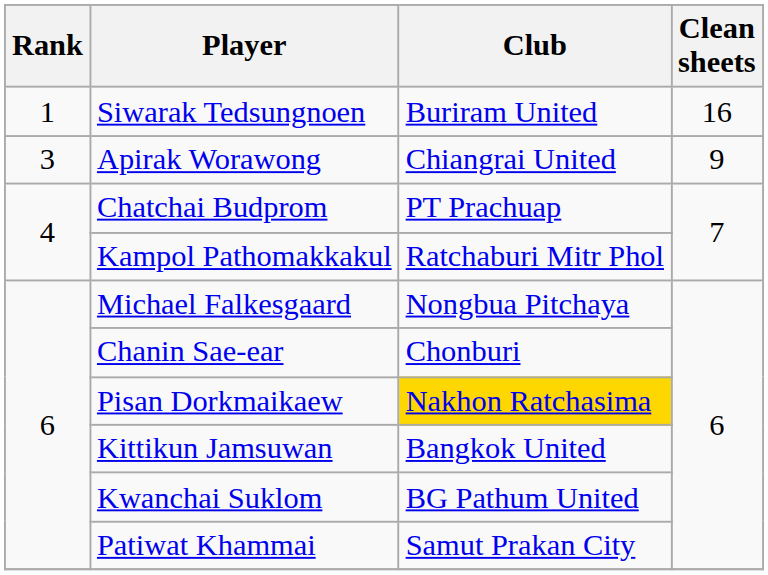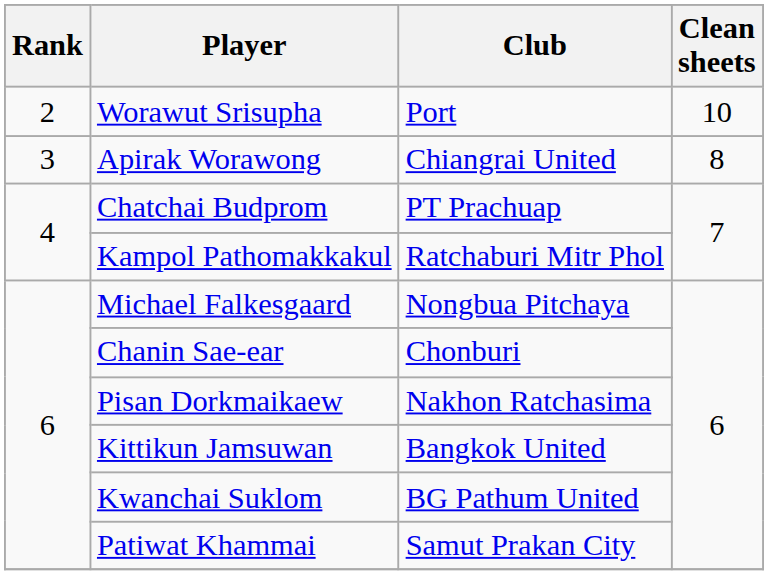- row: (231, 111)
+ row: (209, 111)
(717, 159) 9 -> (717, 159) 8
(528, 400) gold background -> (528, 400) no background
